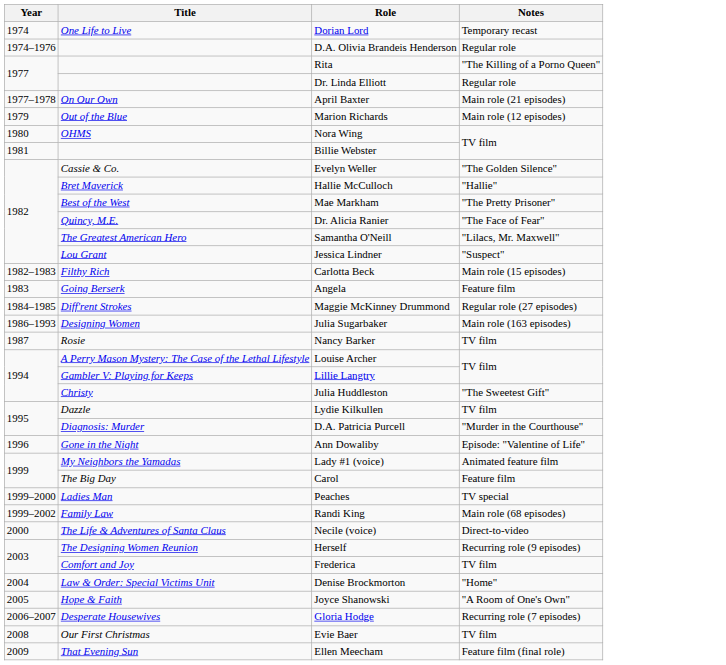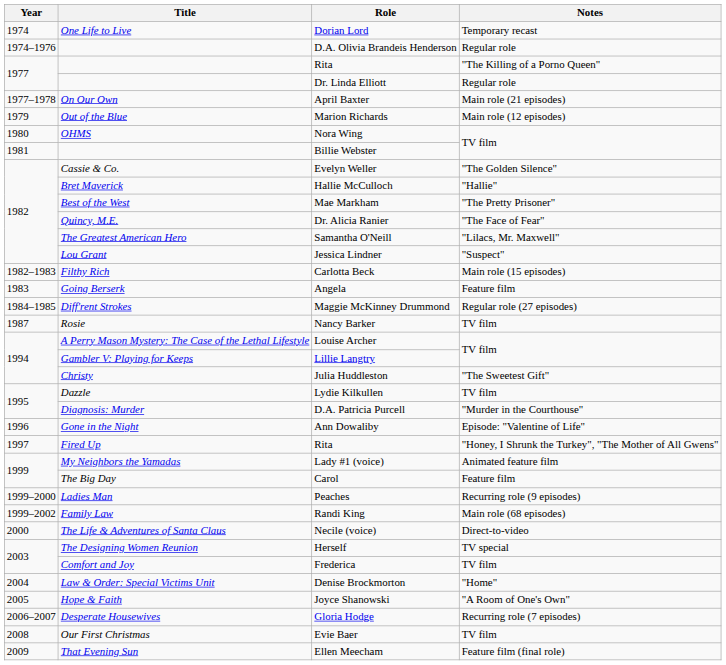- row: (100, 323)
+ row: (81, 444)
(485, 496) TV special -> (521, 496) Recurring role (9 episodes)
(521, 548) Recurring role (9 episodes) -> (485, 548) TV special
